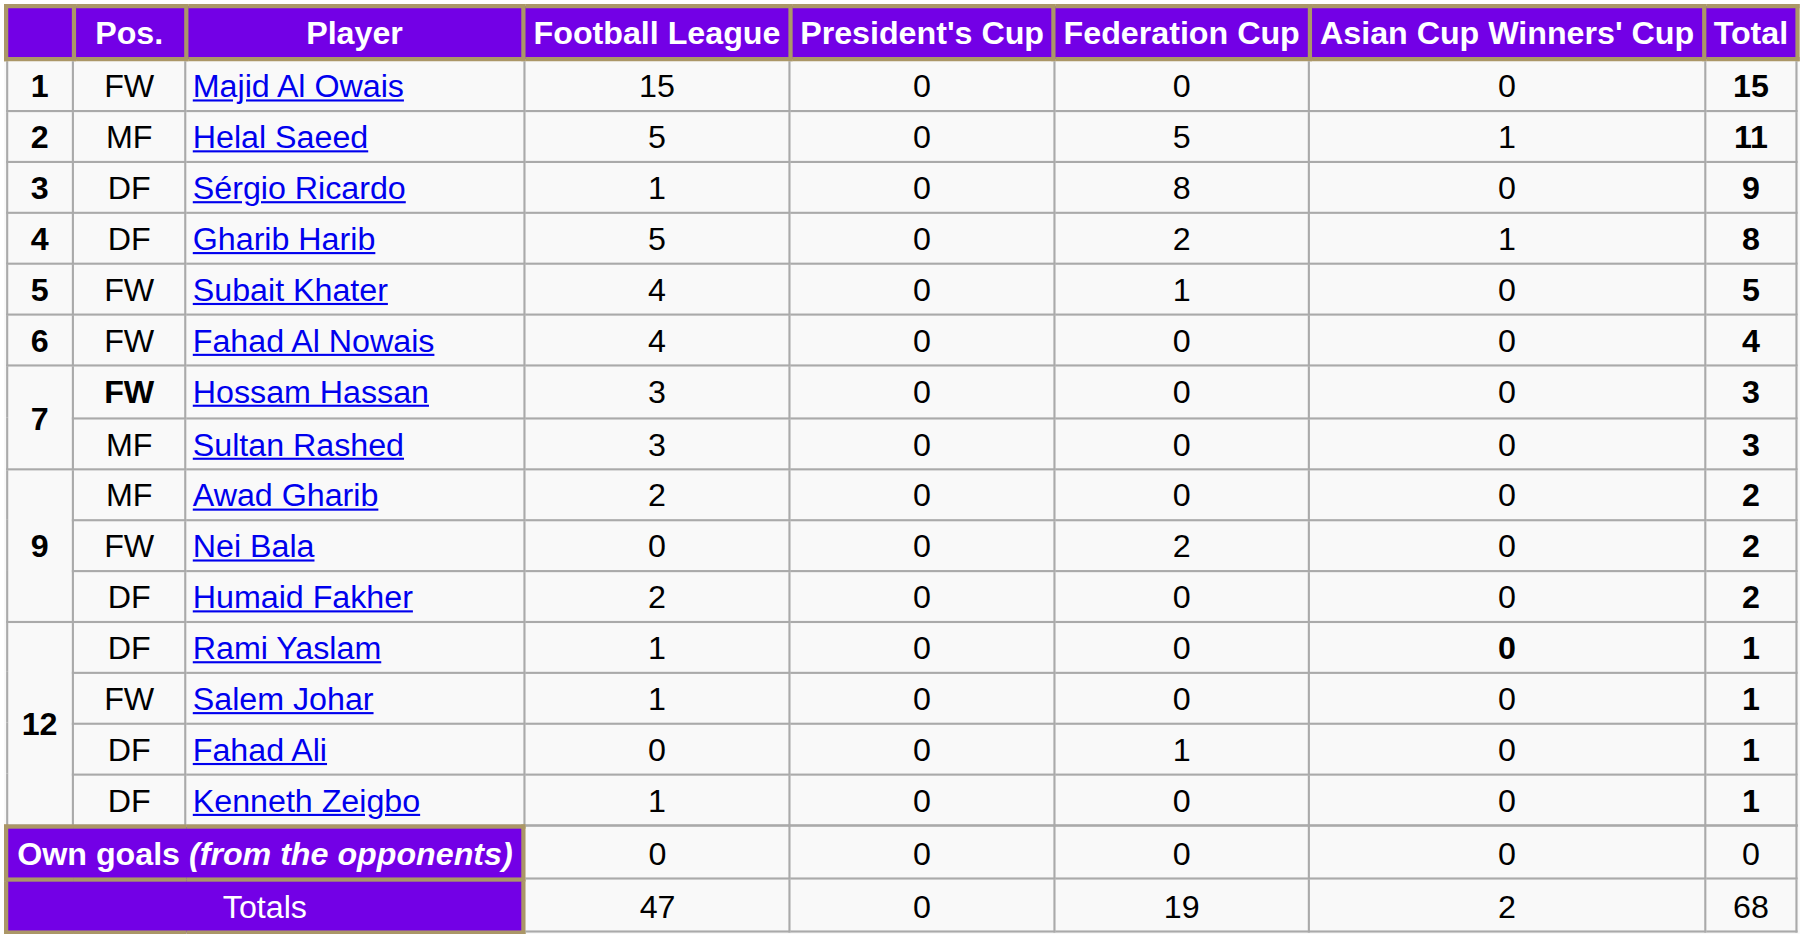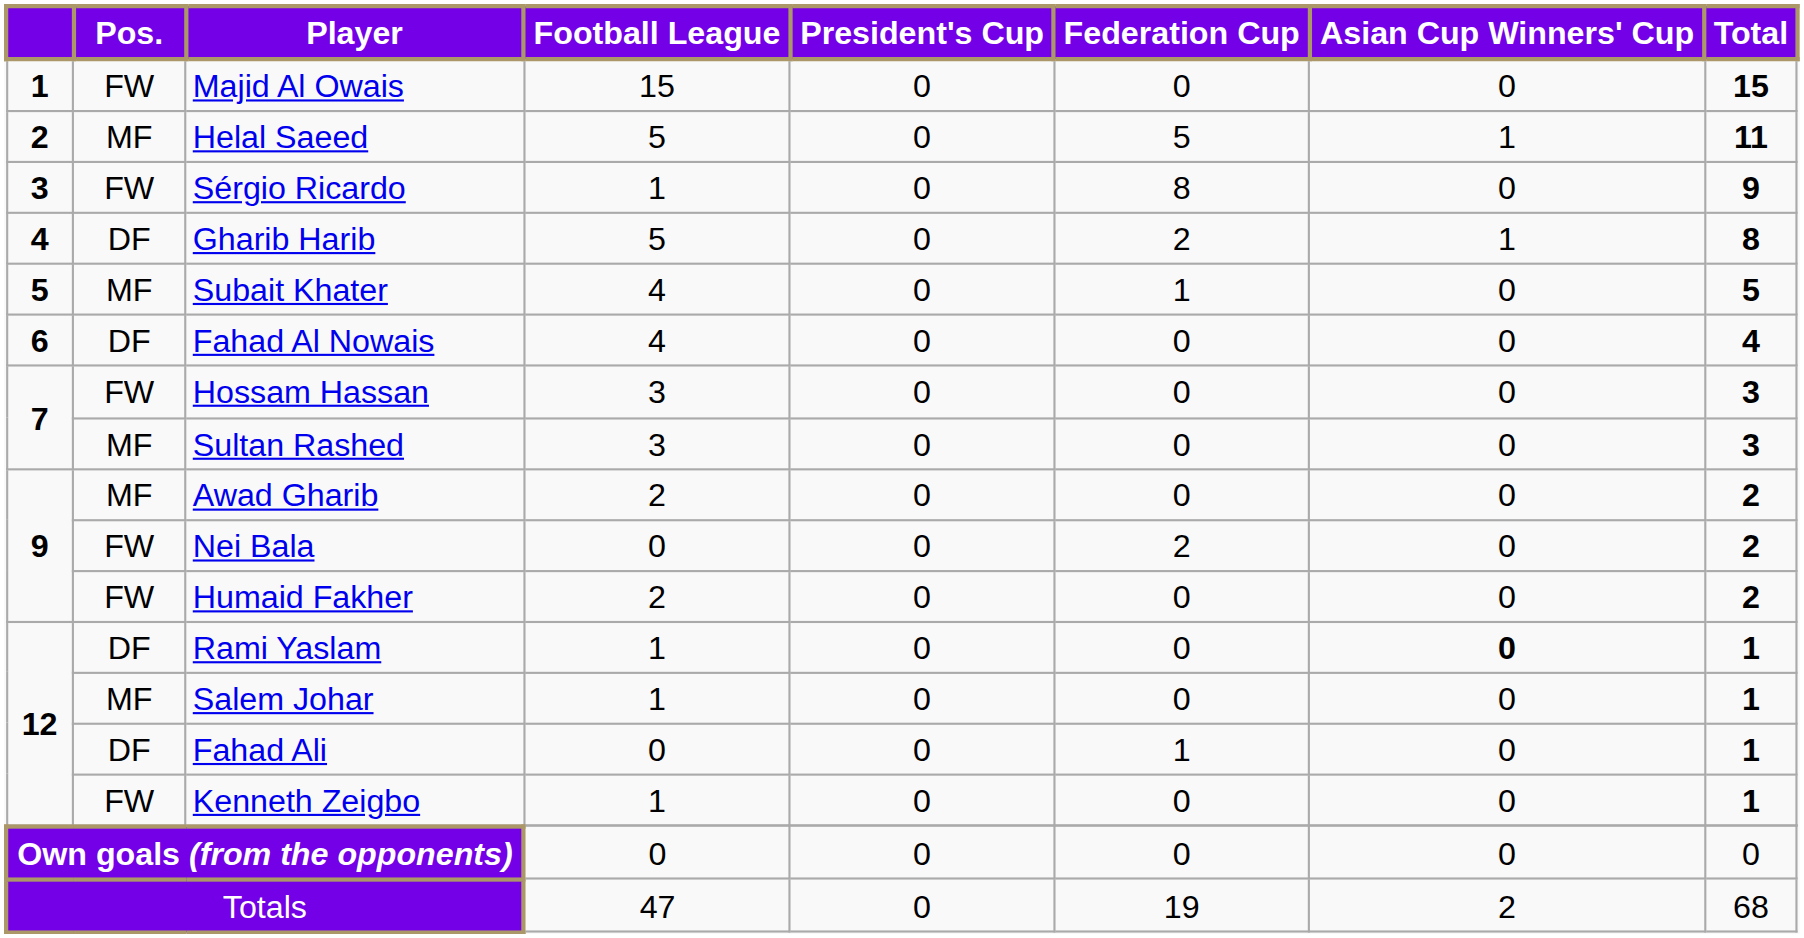(129, 188) DF -> (129, 188) FW
(129, 290) FW -> (129, 290) MF
(129, 341) FW -> (129, 341) DF
(129, 392) bold -> (129, 392) normal
(129, 596) DF -> (129, 596) FW
(129, 698) FW -> (129, 698) MF
(129, 800) DF -> (129, 800) FW
